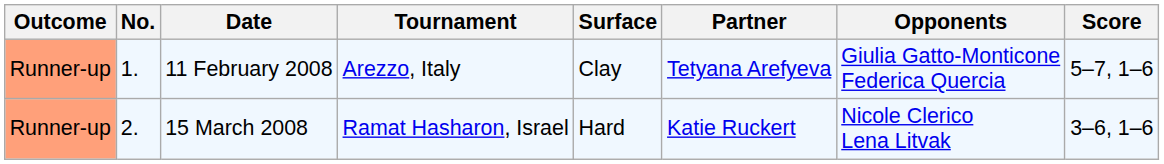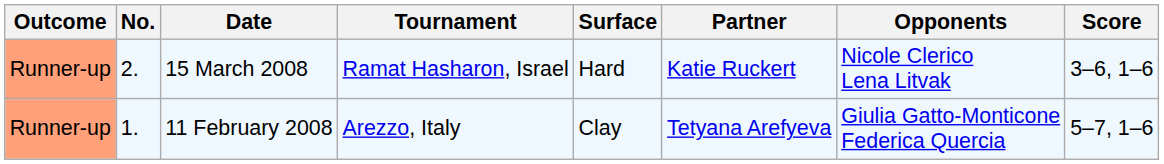rows swapped: (249, 68) <-> (237, 128)
